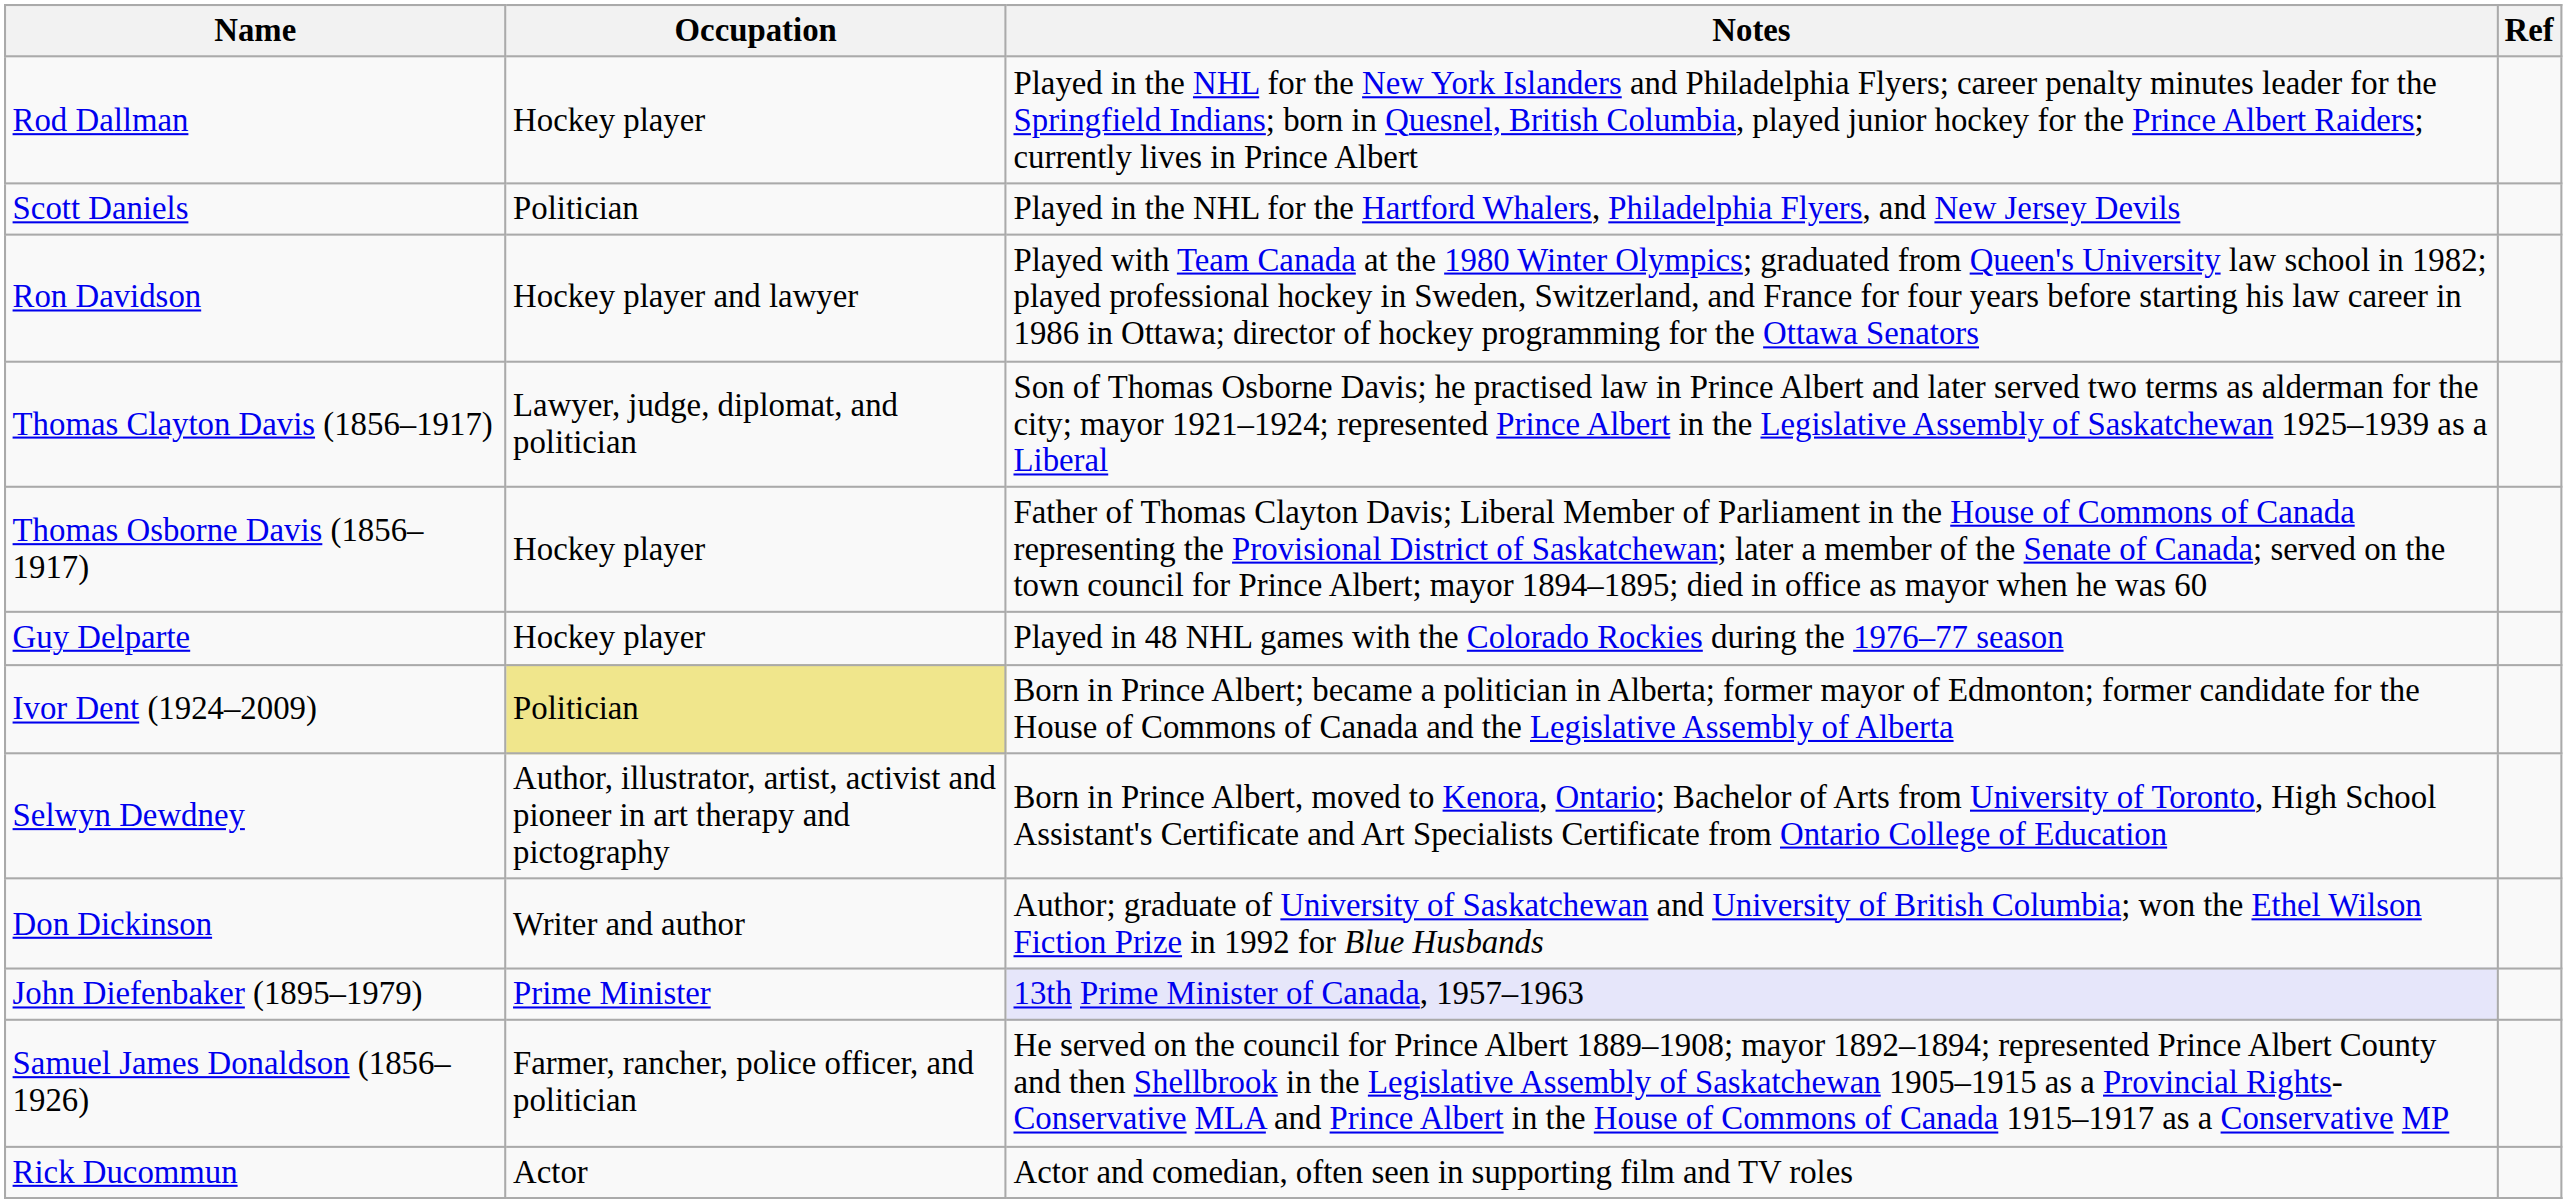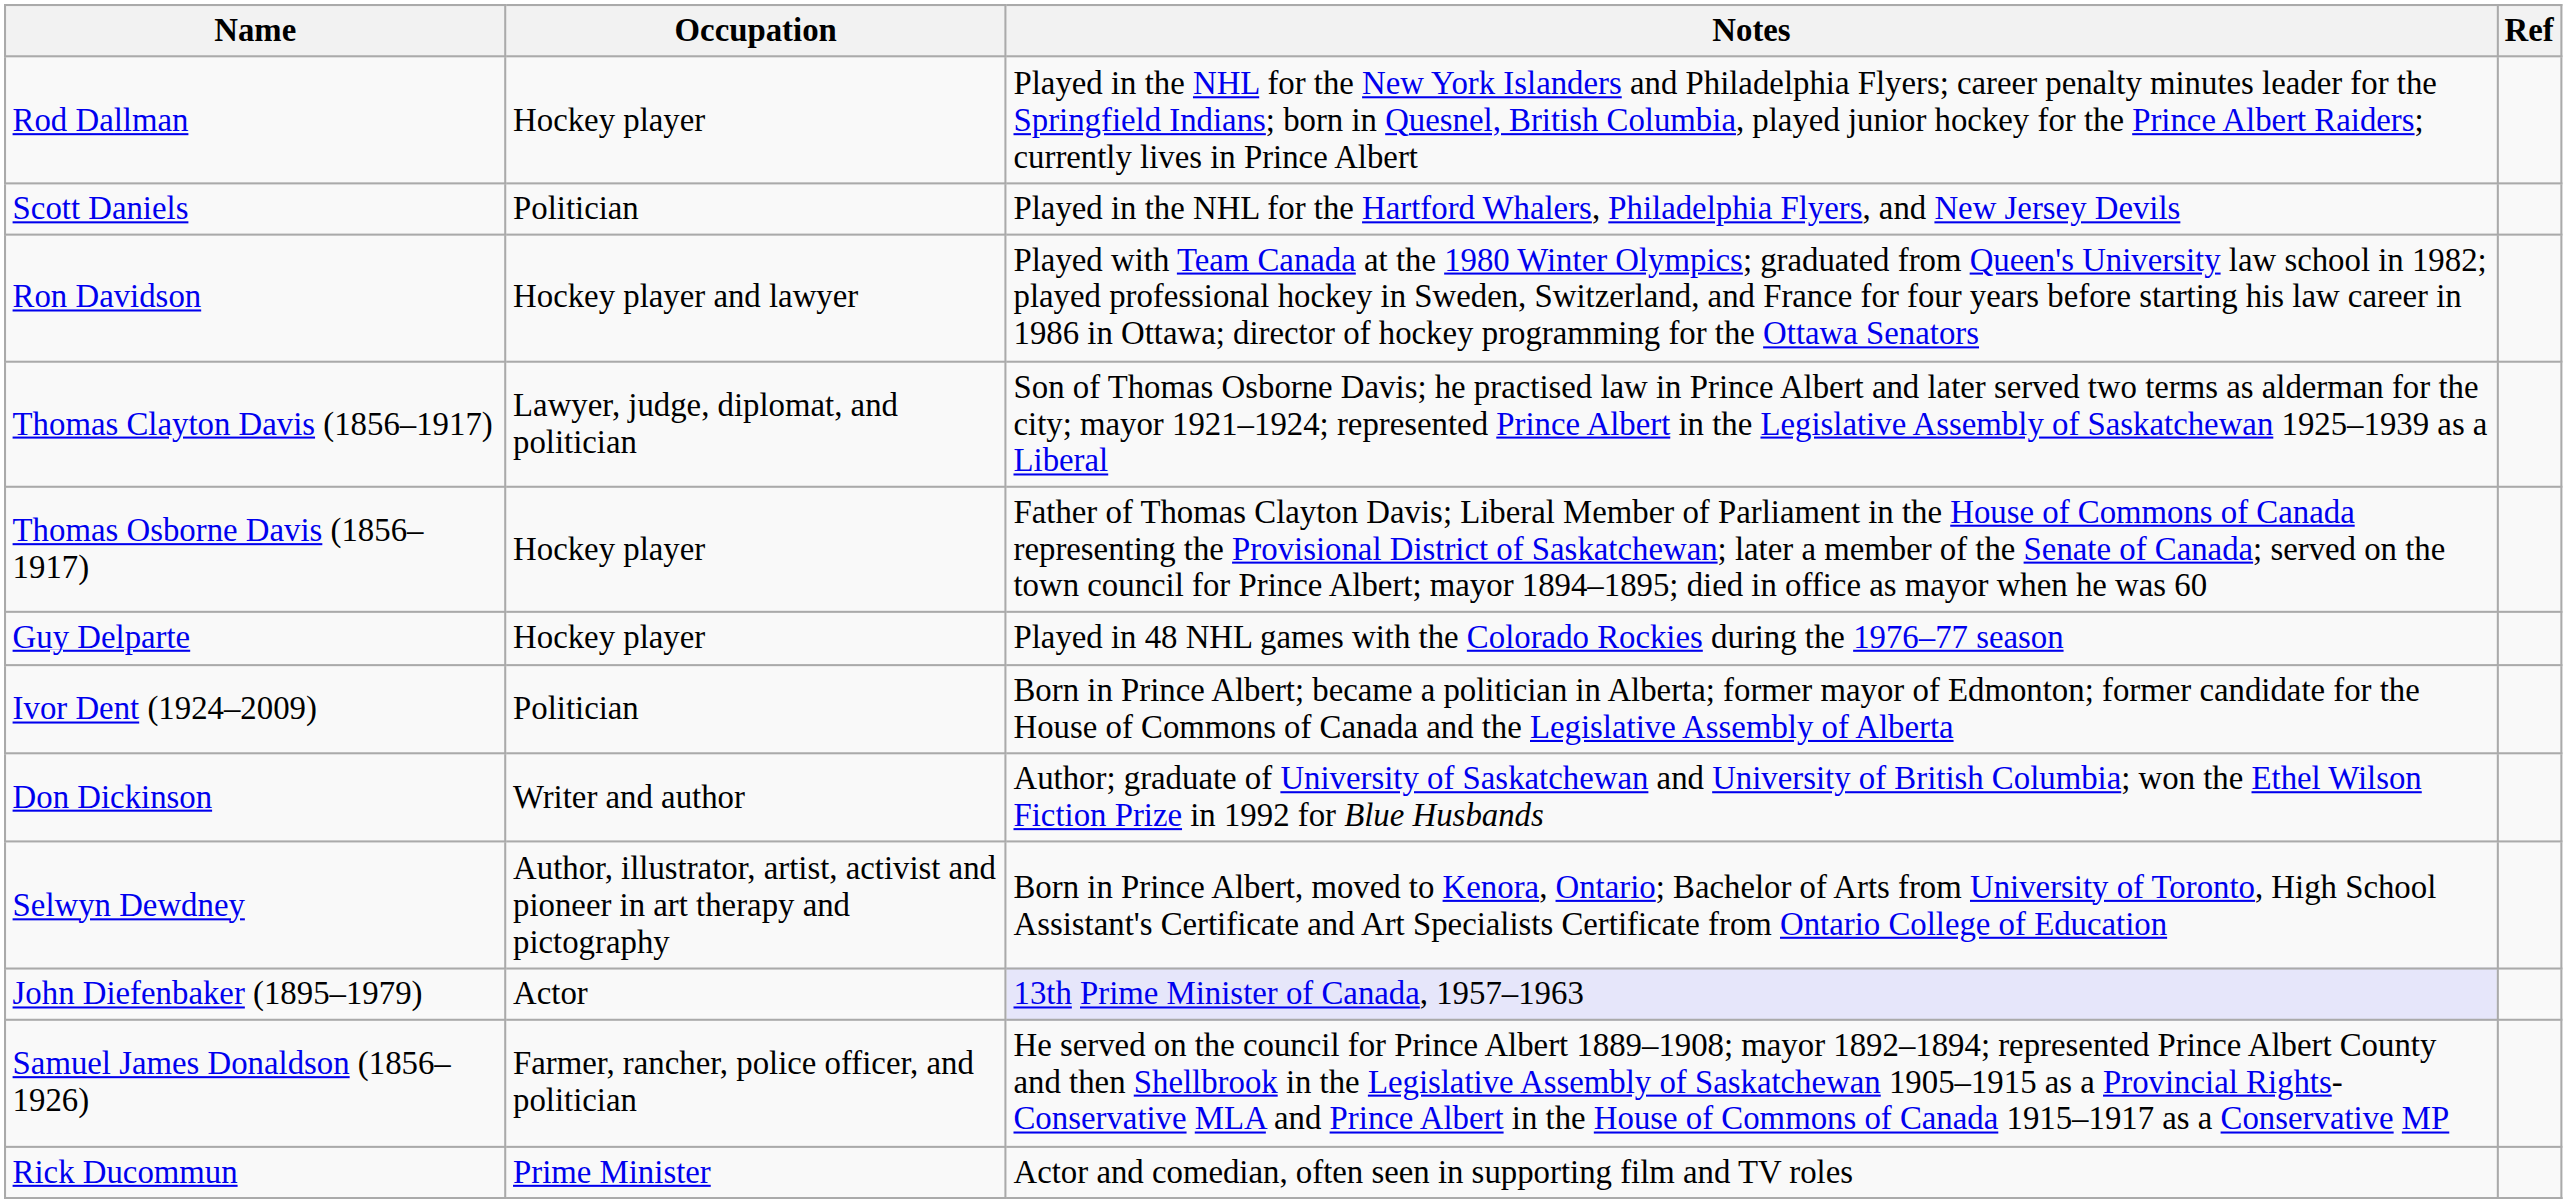(576, 708) khaki background -> (576, 708) no background
rows swapped: (129, 815) <-> (112, 923)
(612, 993) Prime Minister -> (550, 993) Actor
(550, 1171) Actor -> (612, 1171) Prime Minister
